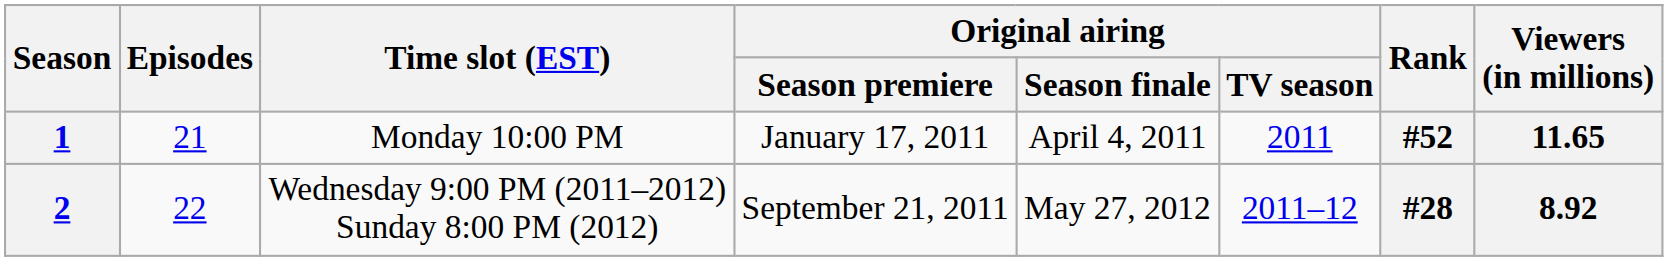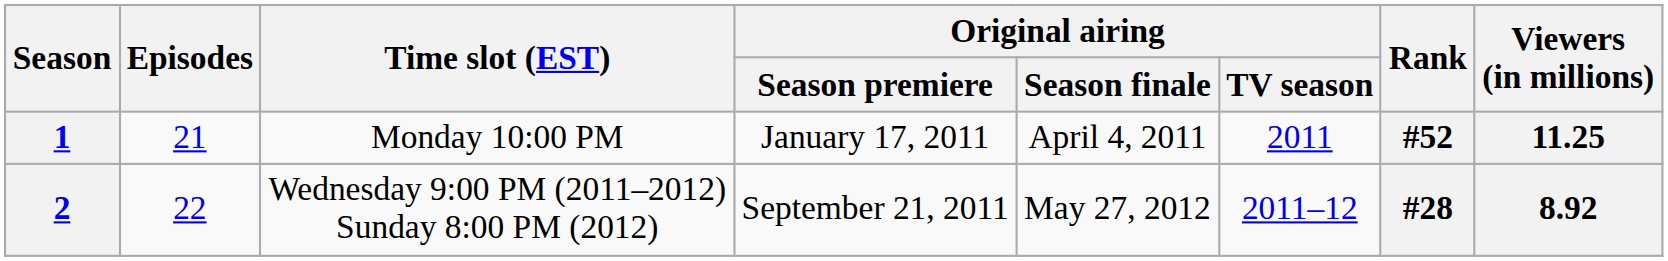(1568, 137) 11.65 -> (1568, 137) 11.25
